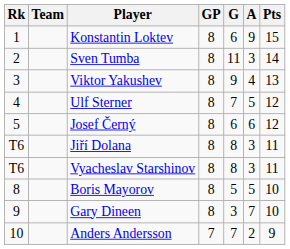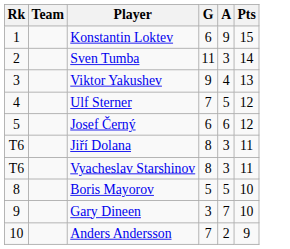- column: (211, 15)
